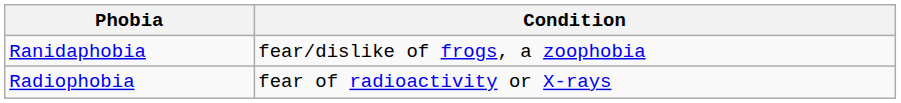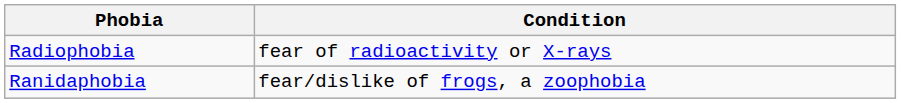rows swapped: (72, 82) <-> (78, 51)
